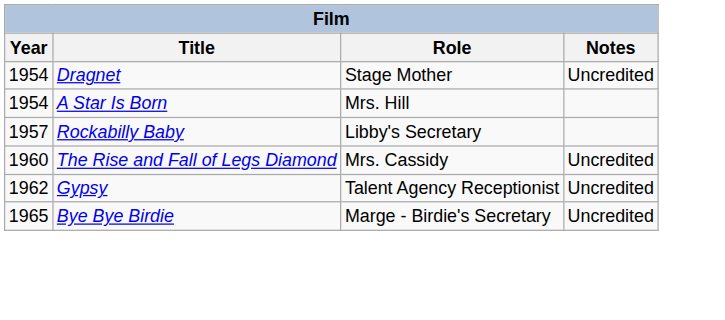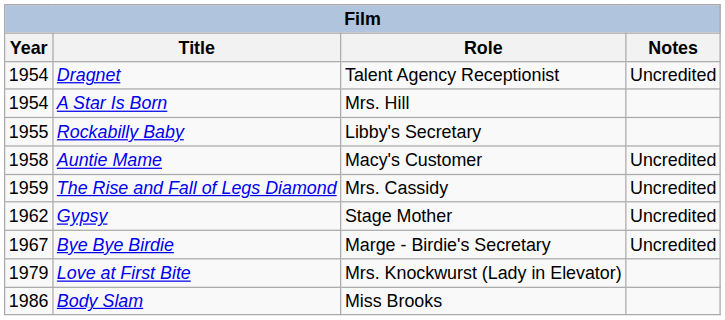(399, 76) Stage Mother -> (452, 76) Talent Agency Receptionist
(29, 132) 1957 -> (29, 132) 1955
+ row: (109, 160)
(29, 160) 1960 -> (29, 188) 1959
(452, 188) Talent Agency Receptionist -> (399, 217) Stage Mother
(29, 217) 1965 -> (29, 245) 1967
+ row: (124, 273)
+ row: (100, 301)
